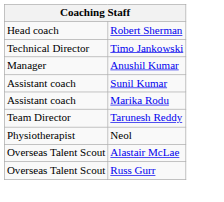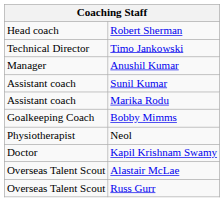+ row: (144, 118)
- row: (146, 118)
+ row: (164, 153)
